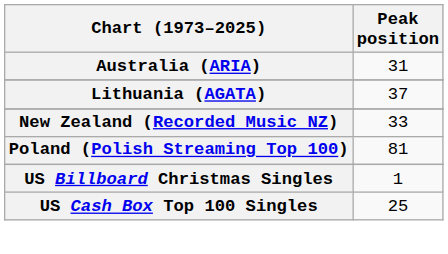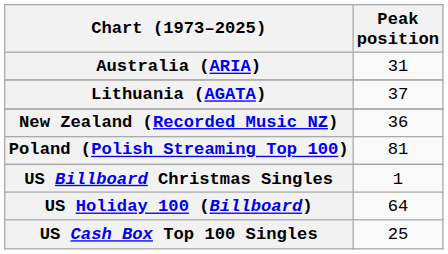(398, 122) 33 -> (398, 122) 36
+ row: (179, 206)
